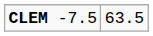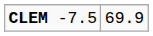(124, 18) 63.5 -> (124, 18) 69.9
